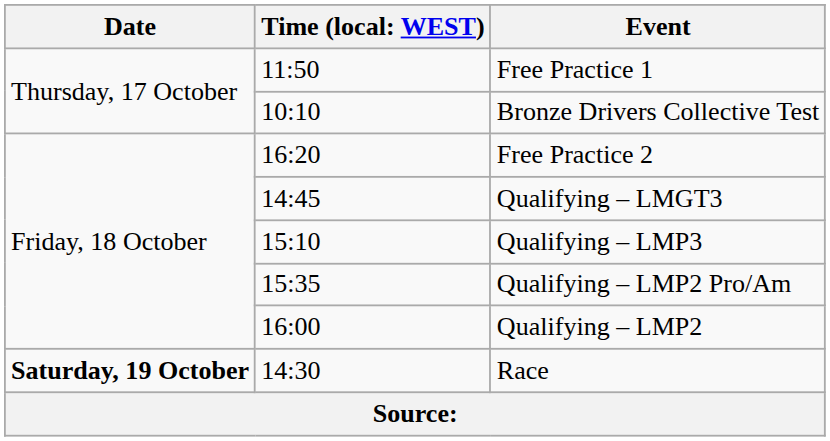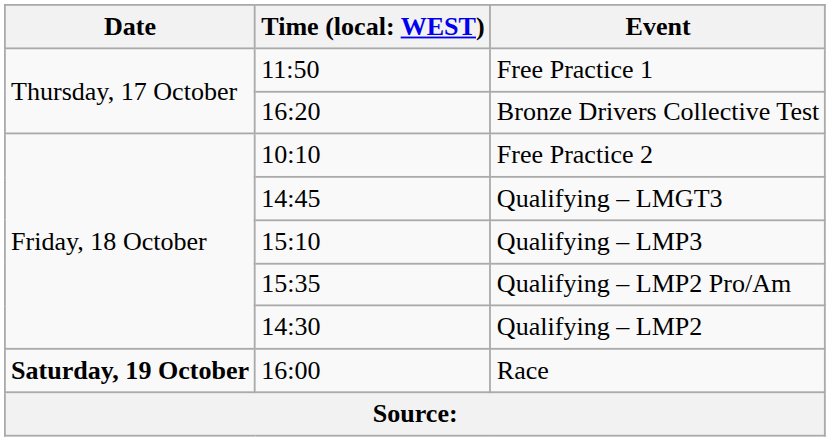(291, 112) 10:10 -> (291, 112) 16:20
(291, 155) 16:20 -> (291, 155) 10:10
(291, 327) 16:00 -> (291, 327) 14:30
(291, 370) 14:30 -> (291, 370) 16:00
